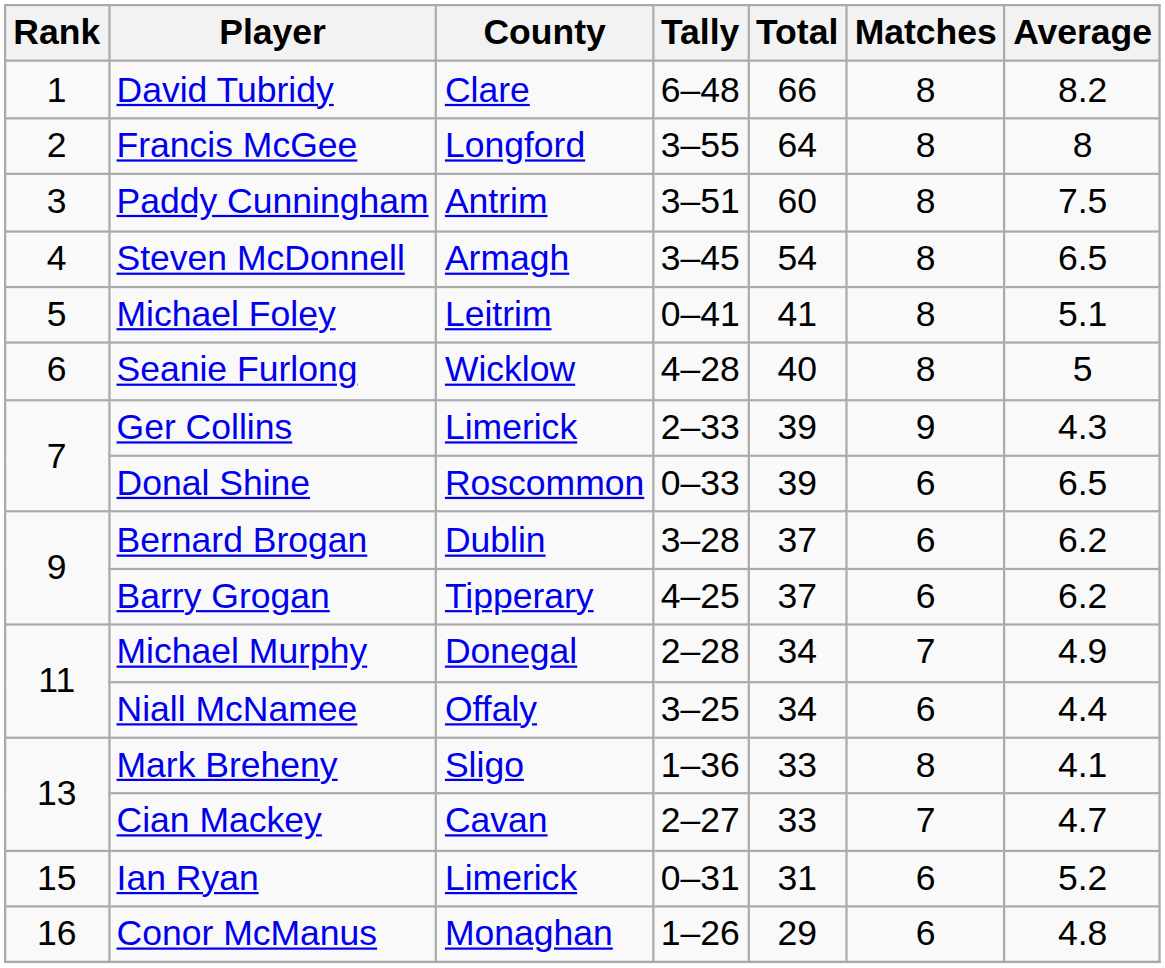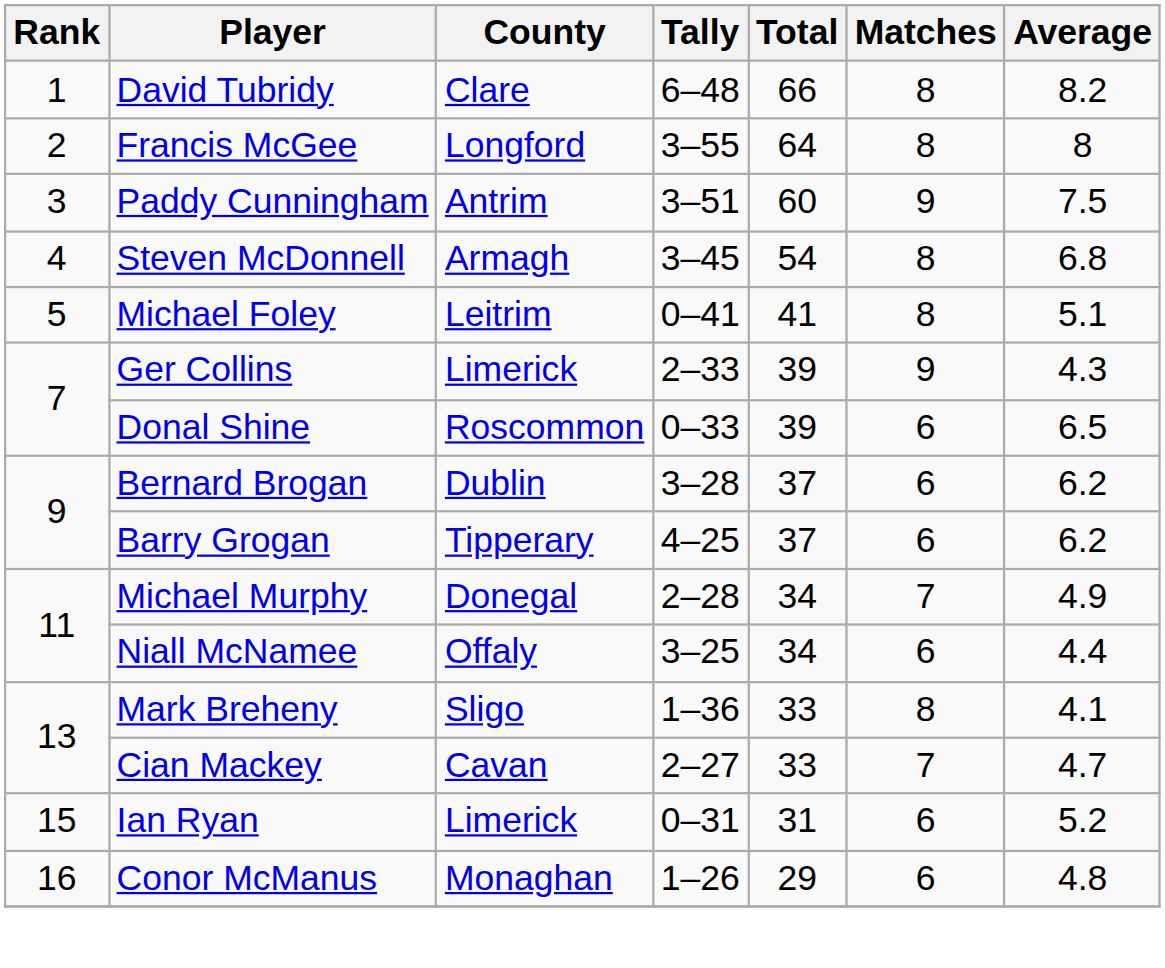(926, 201) 8 -> (926, 201) 9
(1083, 257) 6.5 -> (1083, 257) 6.8
- row: (237, 370)
